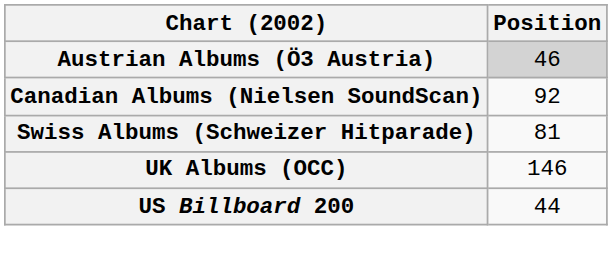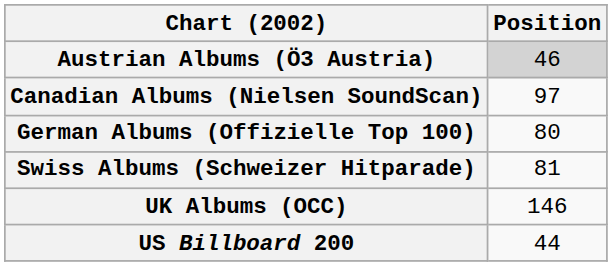(547, 97) 92 -> (547, 97) 97
+ row: (246, 133)
